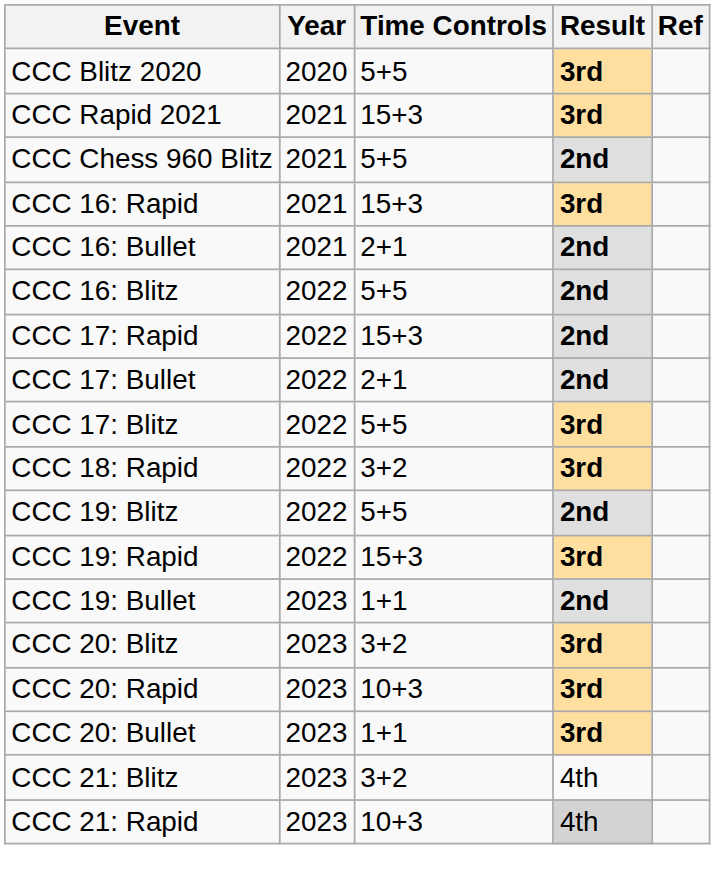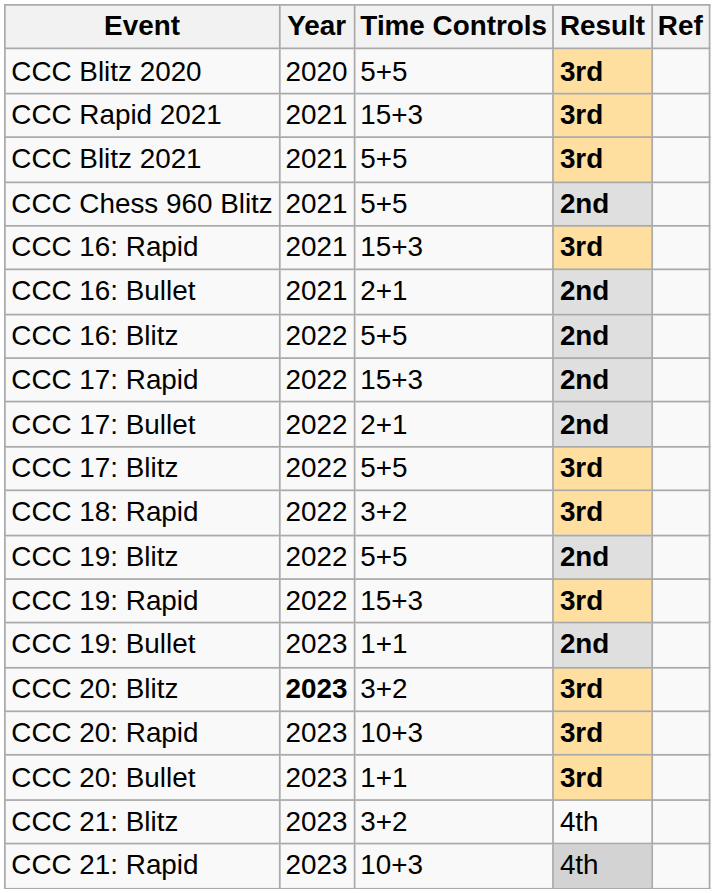+ row: (106, 159)
(317, 644) normal -> (317, 688) bold
